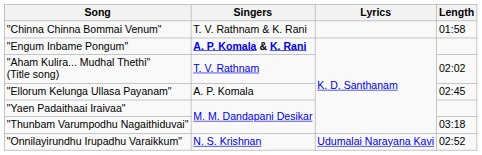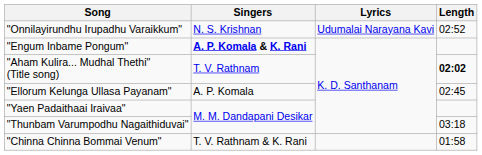rows swapped: (94, 141) <-> (84, 29)
(452, 69) normal -> (452, 69) bold
